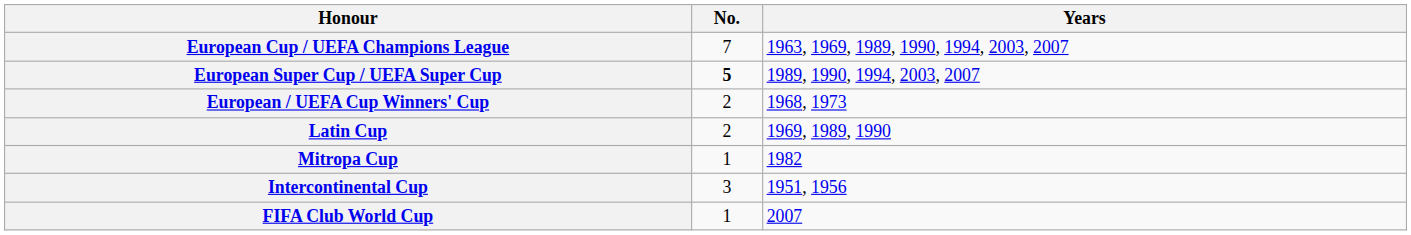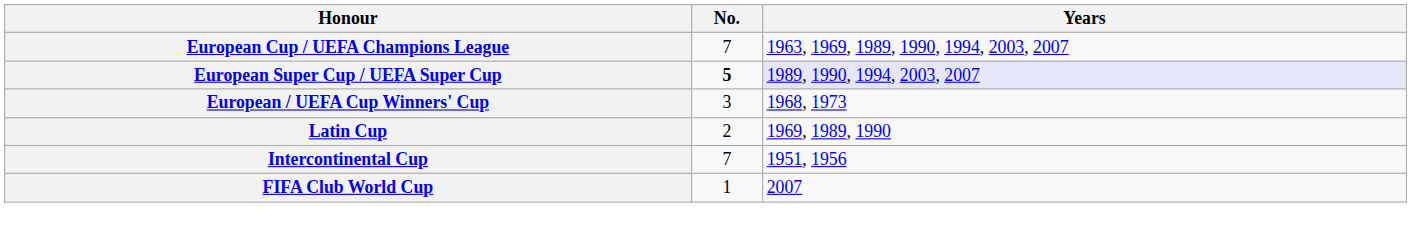(873, 74) no background -> (873, 74) lavender background
(727, 103) 2 -> (727, 103) 3
- row: (348, 159)
(727, 187) 3 -> (727, 159) 7
